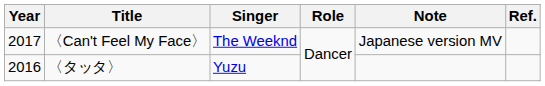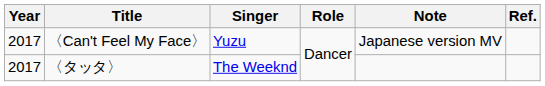(255, 41) The Weeknd -> (230, 41) Yuzu
(24, 67) 2016 -> (24, 67) 2017
(230, 67) Yuzu -> (255, 67) The Weeknd
